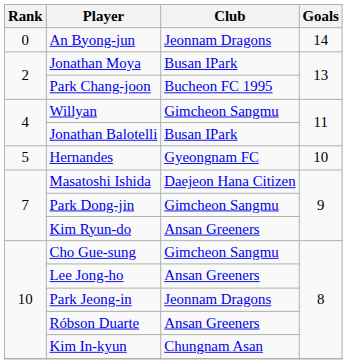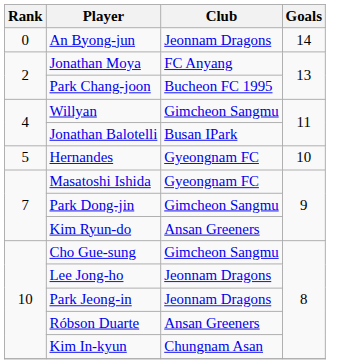(201, 63) Busan IPark -> (198, 63) FC Anyang
(230, 181) Daejeon Hana Citizen -> (212, 181) Gyeongnam FC
(212, 275) Ansan Greeners -> (218, 275) Jeonnam Dragons
